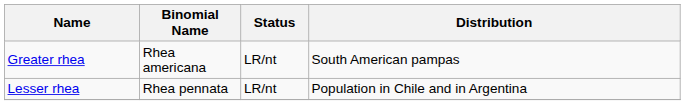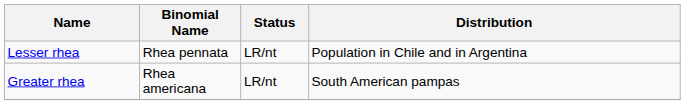rows swapped: (46, 59) <-> (43, 89)
